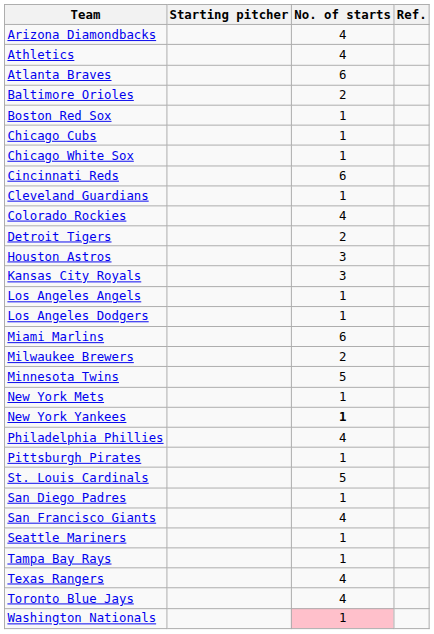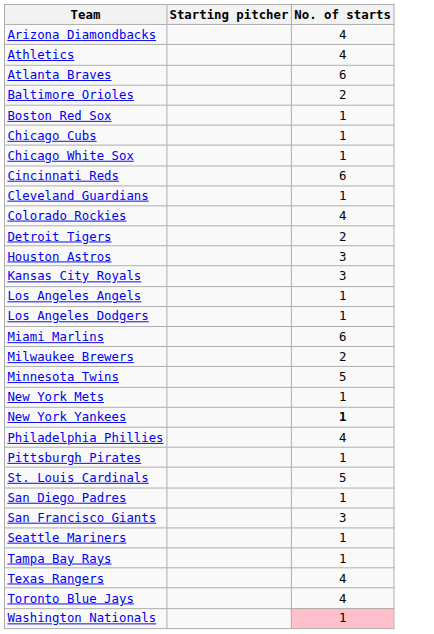- column: (412, 15)
(343, 518) 4 -> (343, 518) 3
